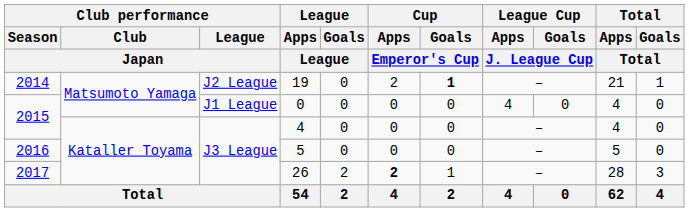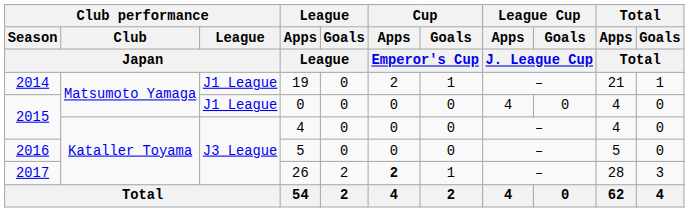(240, 83) J2 League -> (240, 83) J1 League
(451, 83) bold -> (451, 83) normal
